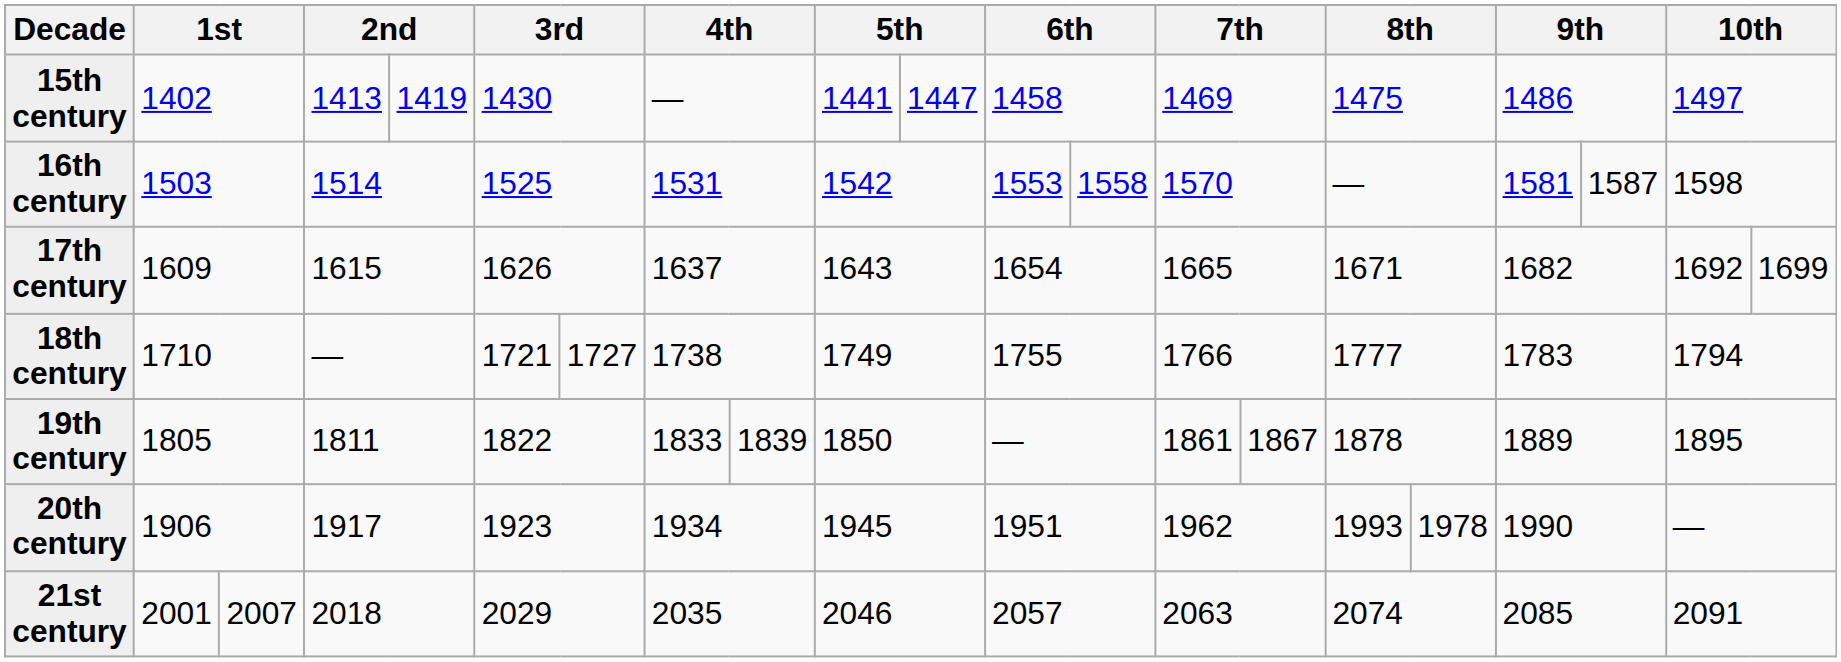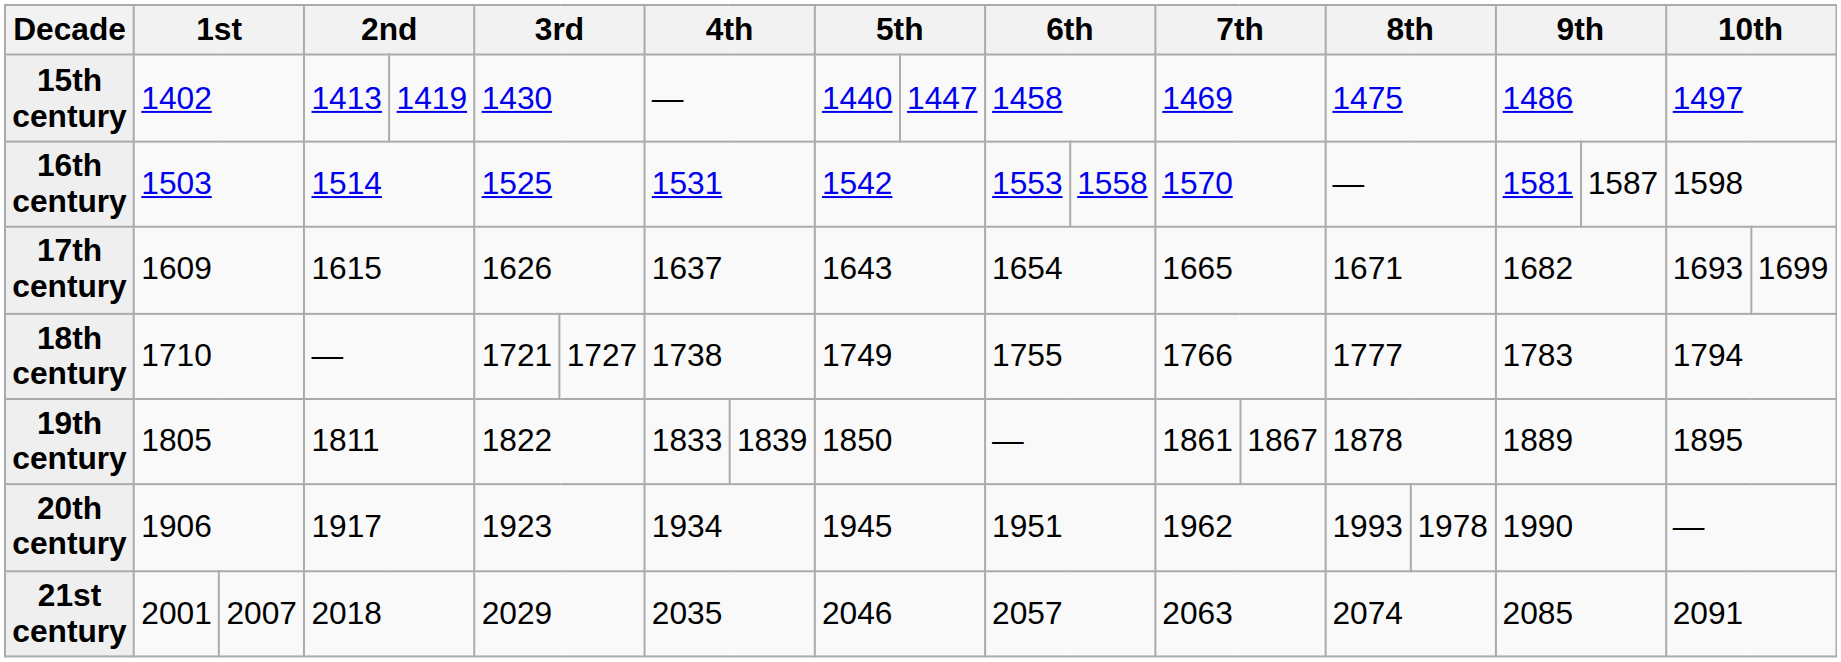(857, 97) 1441 -> (857, 97) 1440
(1708, 269) 1692 -> (1708, 269) 1693
